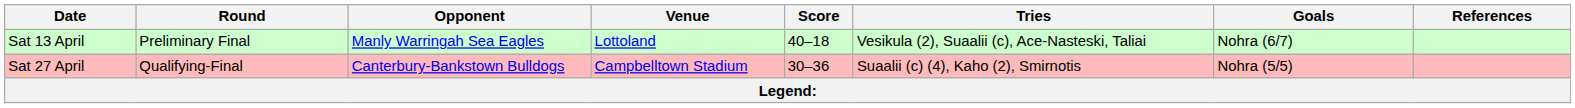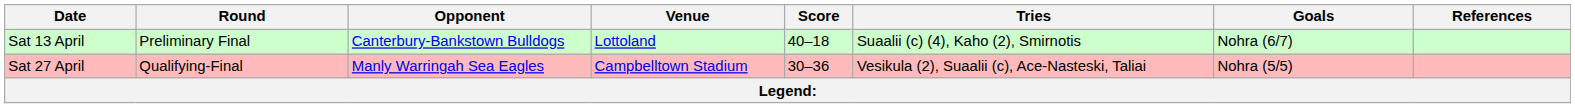(448, 41) Manly Warringah Sea Eagles -> (458, 41) Canterbury-Bankstown Bulldogs
(1002, 41) Vesikula (2), Suaalii (c), Ace-Nasteski, Taliai -> (969, 41) Suaalii (c) (4), Kaho (2), Smirnotis
(458, 66) Canterbury-Bankstown Bulldogs -> (448, 66) Manly Warringah Sea Eagles
(969, 66) Suaalii (c) (4), Kaho (2), Smirnotis -> (1002, 66) Vesikula (2), Suaalii (c), Ace-Nasteski, Taliai
